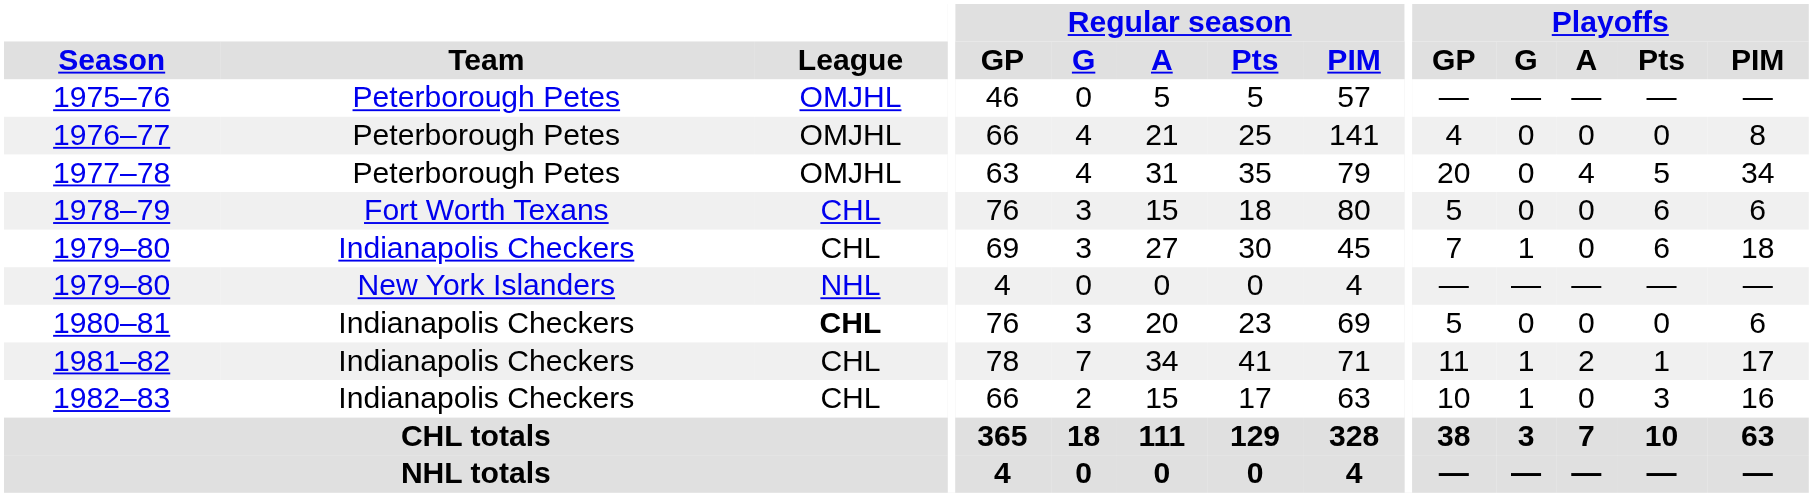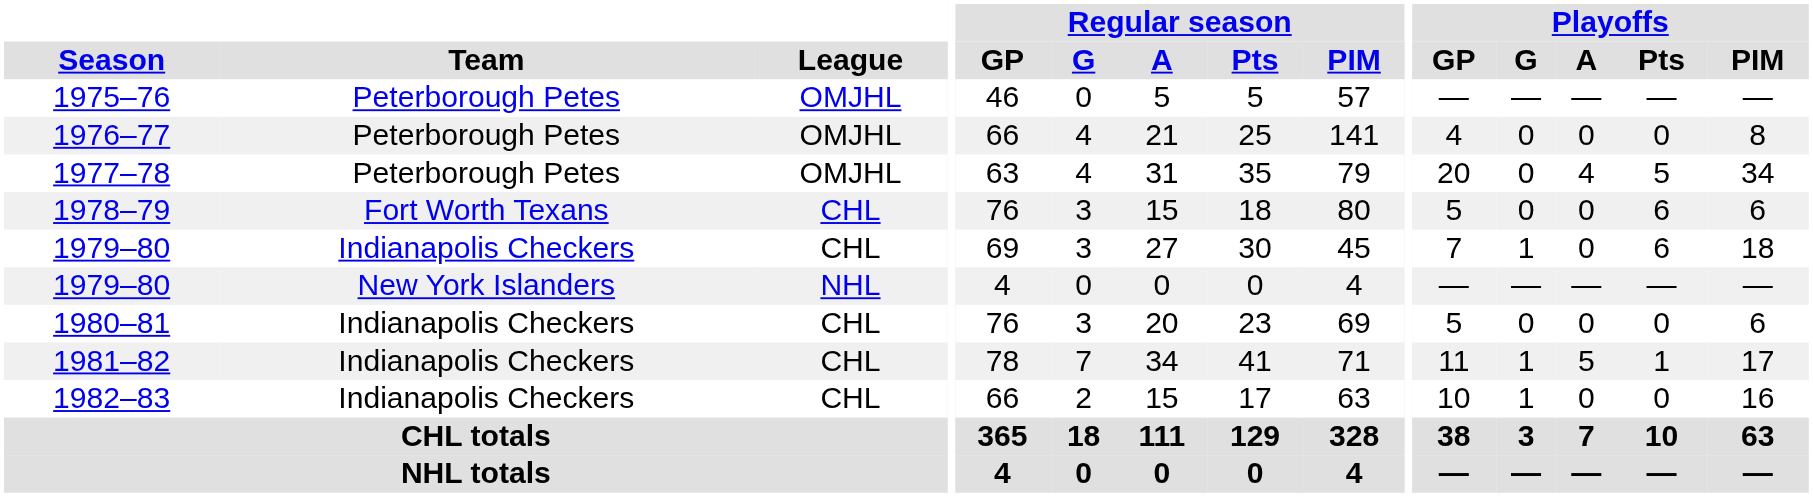(850, 323) bold -> (850, 323) normal
(1586, 360) 2 -> (1586, 360) 5
(1662, 398) 3 -> (1662, 398) 0
